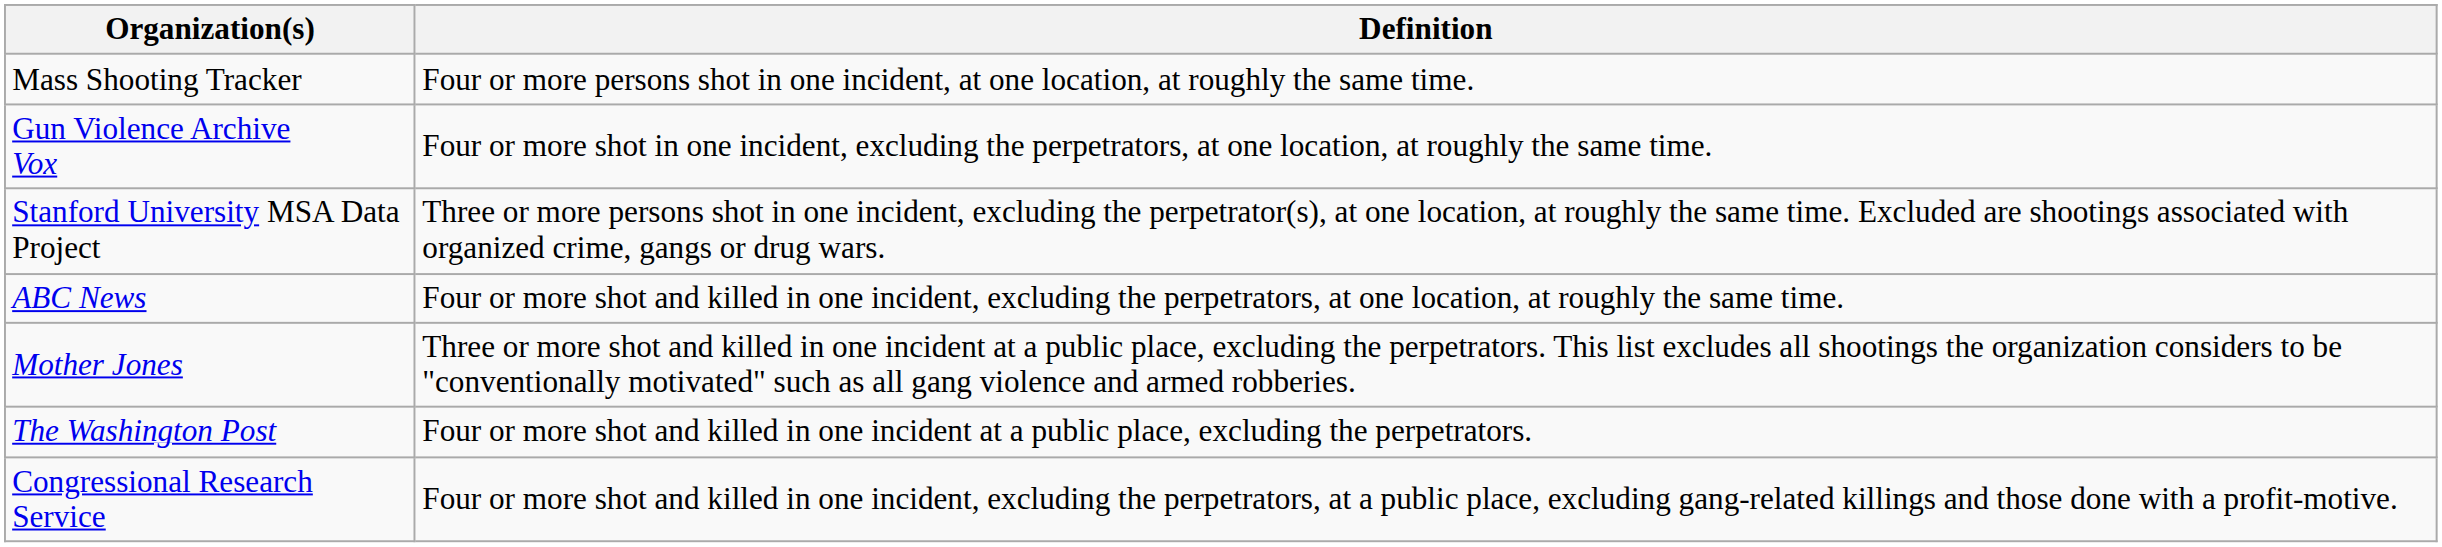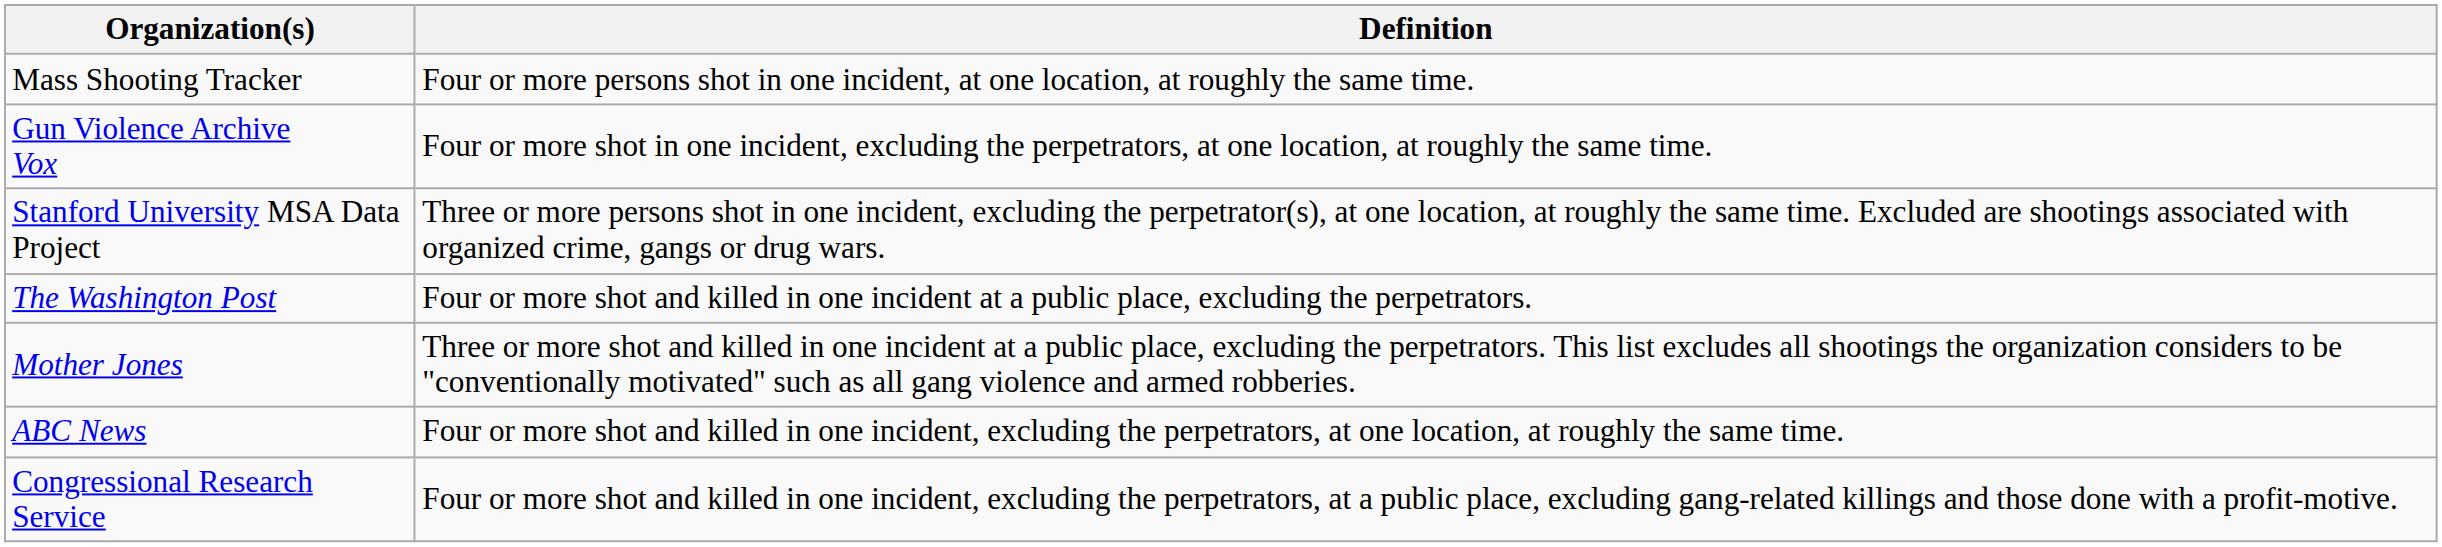rows swapped: (79, 297) <-> (144, 431)
